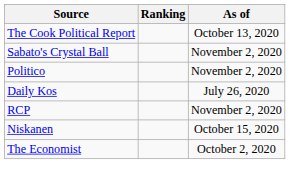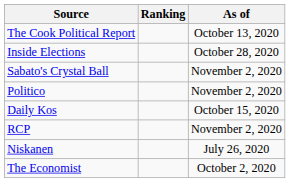+ row: (46, 52)
(236, 91) July 26, 2020 -> (236, 110) October 15, 2020
(236, 129) October 15, 2020 -> (236, 149) July 26, 2020
